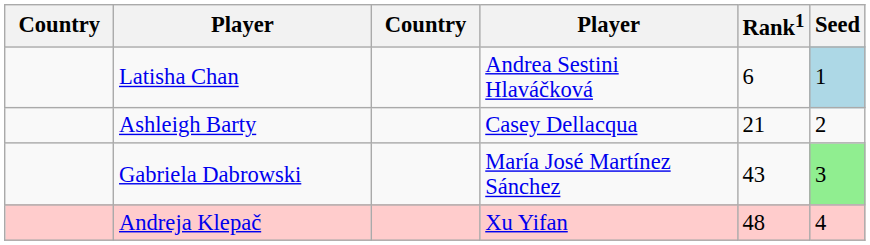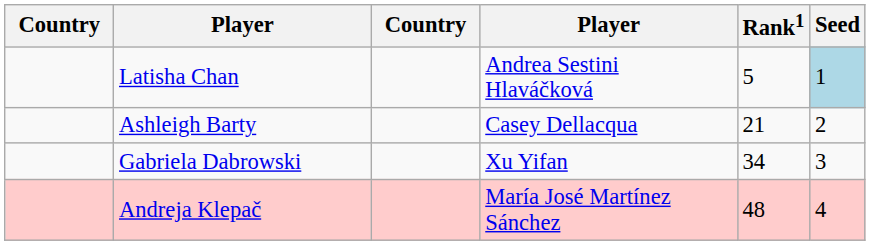(748, 76) 6 -> (748, 76) 5
(578, 173) María José Martínez Sánchez -> (527, 161) Xu Yifan
(754, 173) 43 -> (754, 161) 34
(821, 173) lightgreen background -> (821, 161) no background
(527, 222) Xu Yifan -> (578, 209) María José Martínez Sánchez
